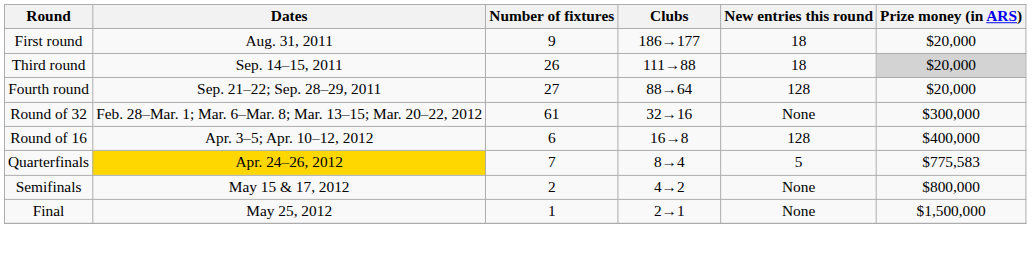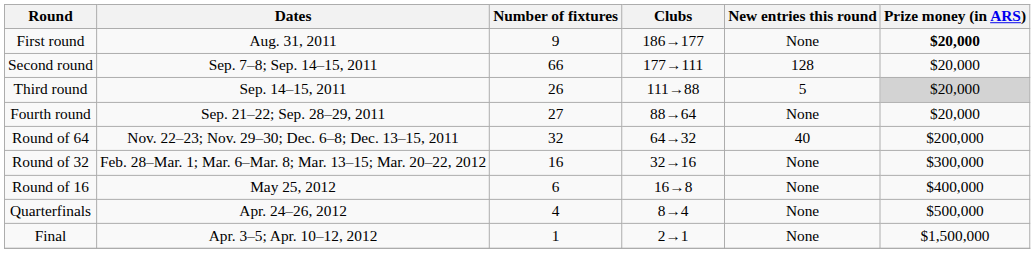(799, 41) 18 -> (803, 41) None
(951, 41) normal -> (955, 41) bold
+ row: (50, 65)
(799, 65) 18 -> (803, 89) 5
(799, 89) 128 -> (803, 114) None
+ row: (50, 138)
(552, 114) 61 -> (556, 162) 16
(289, 138) Apr. 3–5; Apr. 10–12, 2012 -> (293, 187) May 25, 2012
(799, 138) 128 -> (803, 187) None
(289, 162) gold background -> (293, 211) no background
(552, 162) 7 -> (556, 211) 4
(799, 162) 5 -> (803, 211) None
(951, 162) $775,583 -> (955, 211) $500,000
- row: (49, 187)
(289, 211) May 25, 2012 -> (293, 235) Apr. 3–5; Apr. 10–12, 2012
